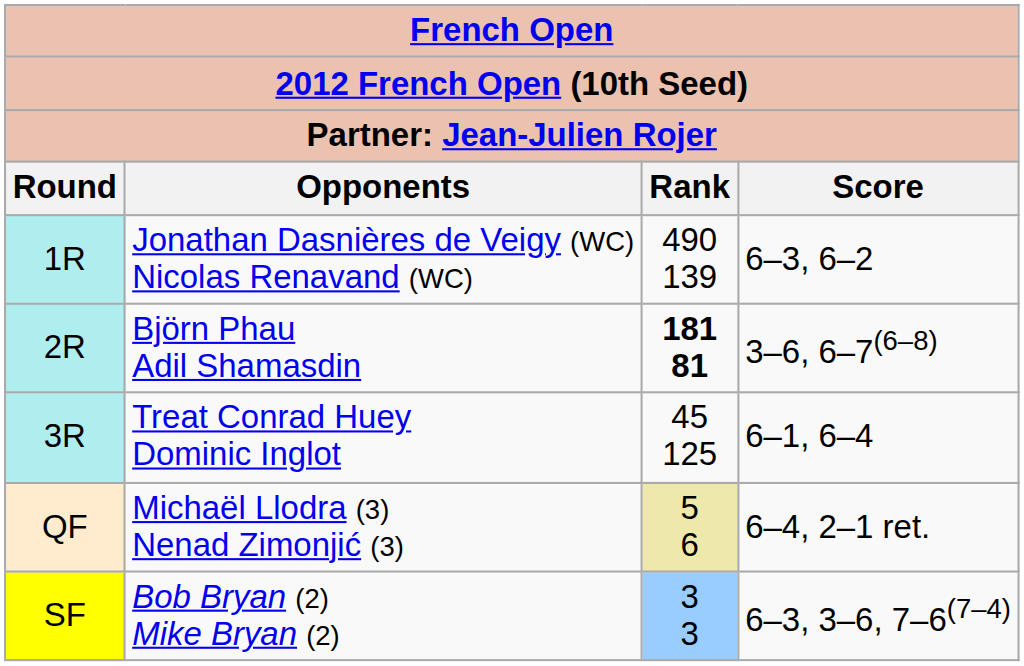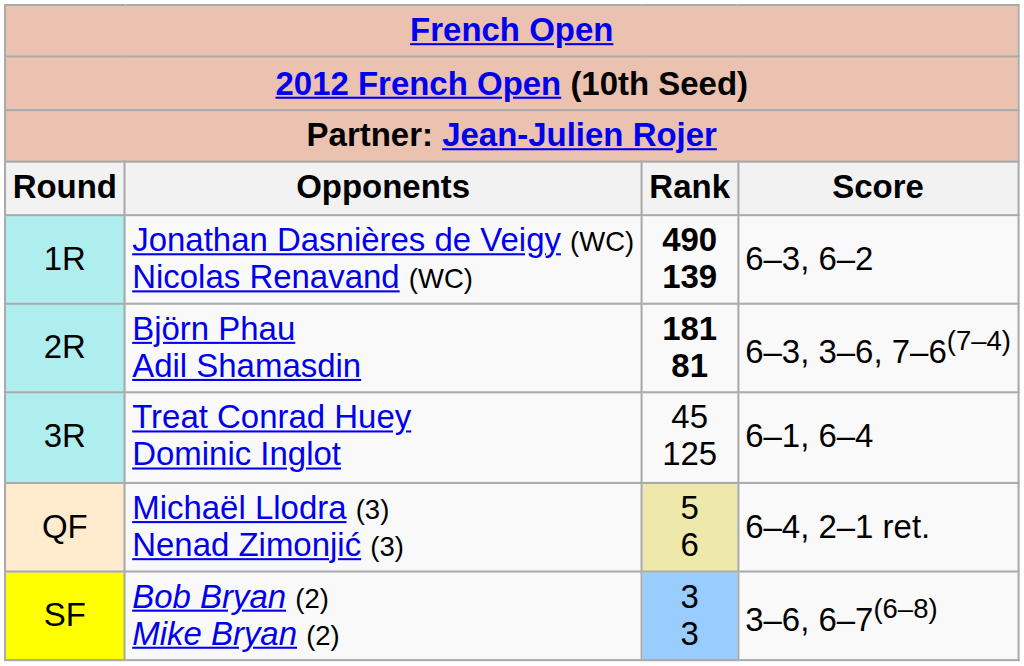(690, 258) normal -> (690, 258) bold
(841, 347) 3–6, 6–7(6–8) -> (878, 347) 6–3, 3–6, 7–6(7–4)
(878, 615) 6–3, 3–6, 7–6(7–4) -> (841, 615) 3–6, 6–7(6–8)
